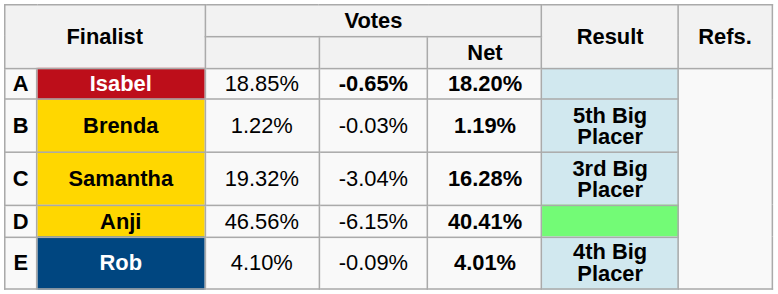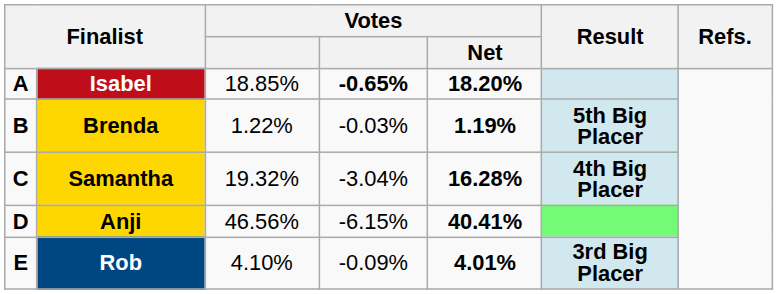(610, 179) 3rd Big Placer -> (610, 179) 4th Big Placer
(610, 263) 4th Big Placer -> (610, 263) 3rd Big Placer
